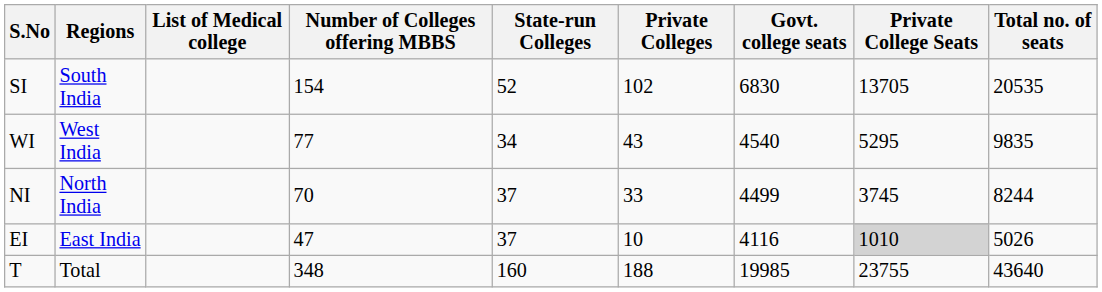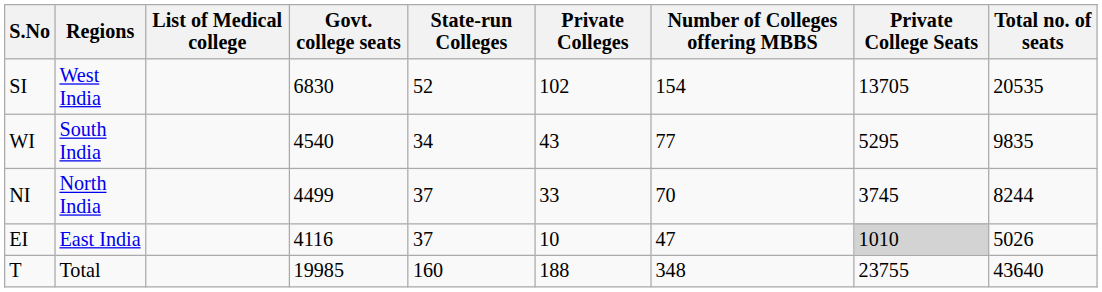columns swapped: (390, 31) <-> (794, 31)
(83, 86) South India -> (80, 86) West India
(80, 141) West India -> (83, 141) South India
